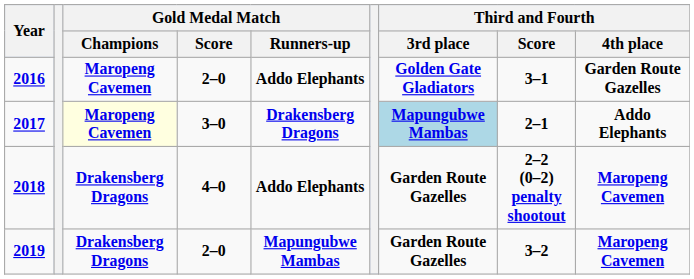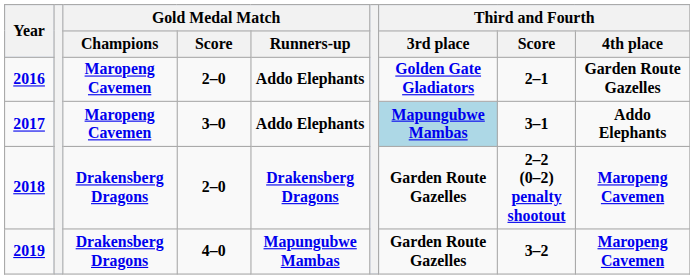(537, 79) 3–1 -> (537, 79) 2–1
(120, 124) lightyellow background -> (120, 124) no background
(310, 124) Drakensberg Dragons -> (310, 124) Addo Elephants
(537, 124) 2–1 -> (537, 124) 3–1
(214, 187) 4–0 -> (214, 187) 2–0
(310, 187) Addo Elephants -> (310, 187) Drakensberg Dragons
(214, 251) 2–0 -> (214, 251) 4–0
